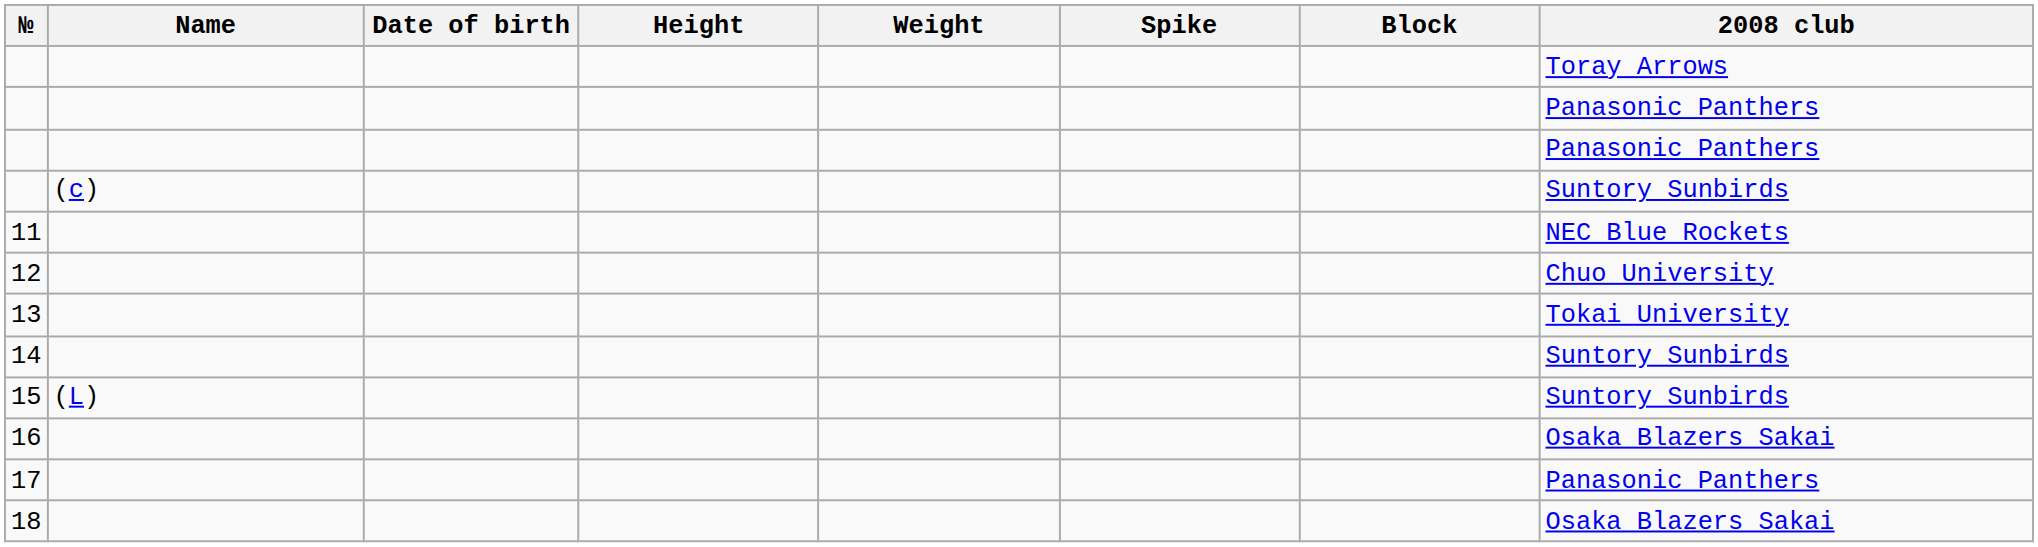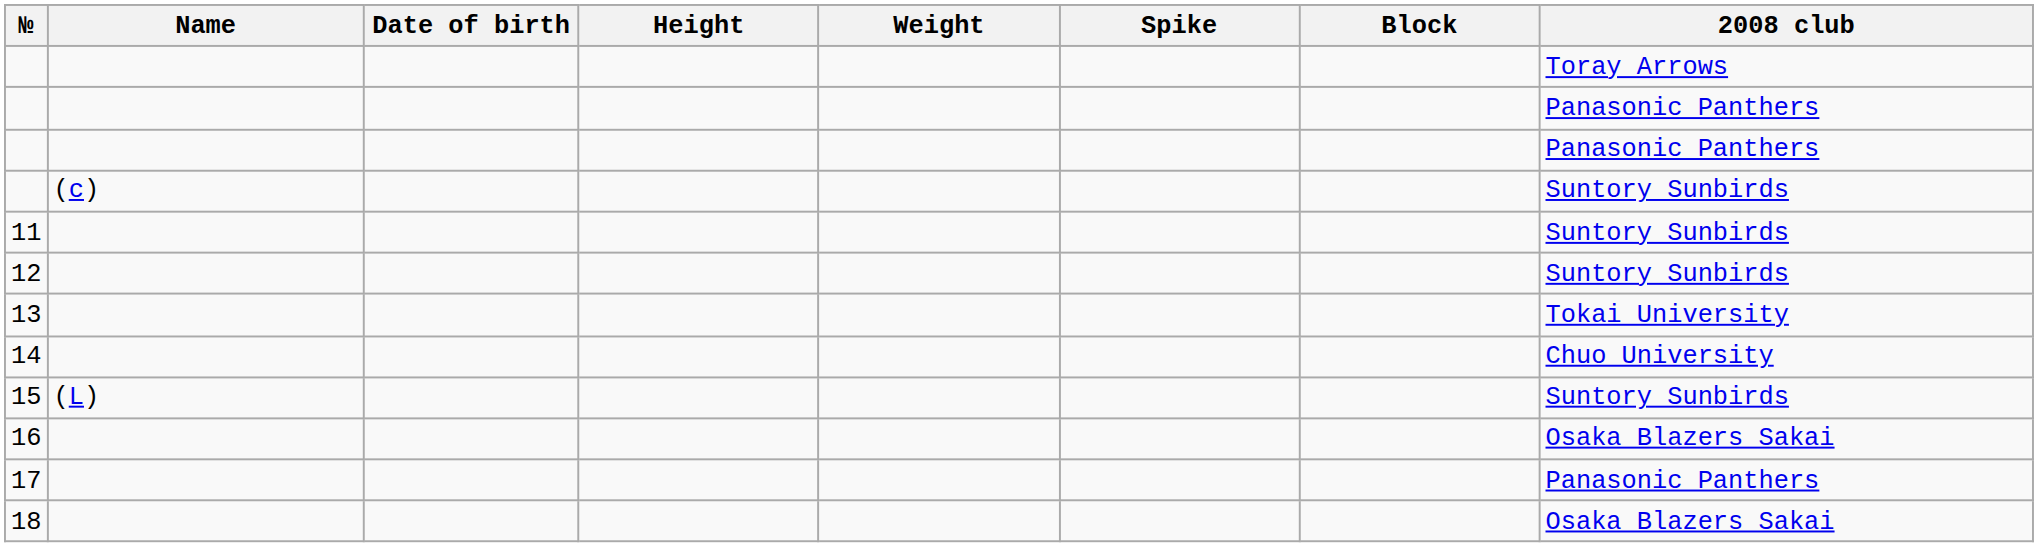(1667, 232) NEC Blue Rockets -> (1667, 232) Suntory Sunbirds
(1660, 274) Chuo University -> (1667, 274) Suntory Sunbirds
(1667, 356) Suntory Sunbirds -> (1660, 356) Chuo University
